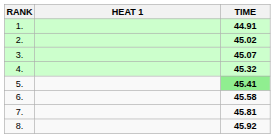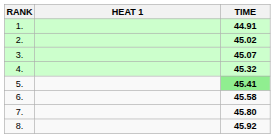(245, 112) 45.81 -> (245, 112) 45.80
